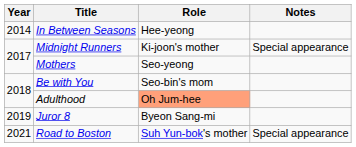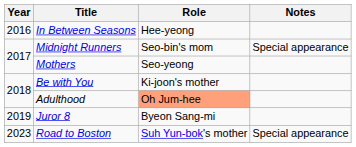(19, 30) 2014 -> (19, 30) 2016
(180, 47) Ki-joon's mother -> (177, 47) Seo-bin's mom
(177, 82) Seo-bin's mom -> (180, 82) Ki-joon's mother
(19, 133) 2021 -> (19, 133) 2023
